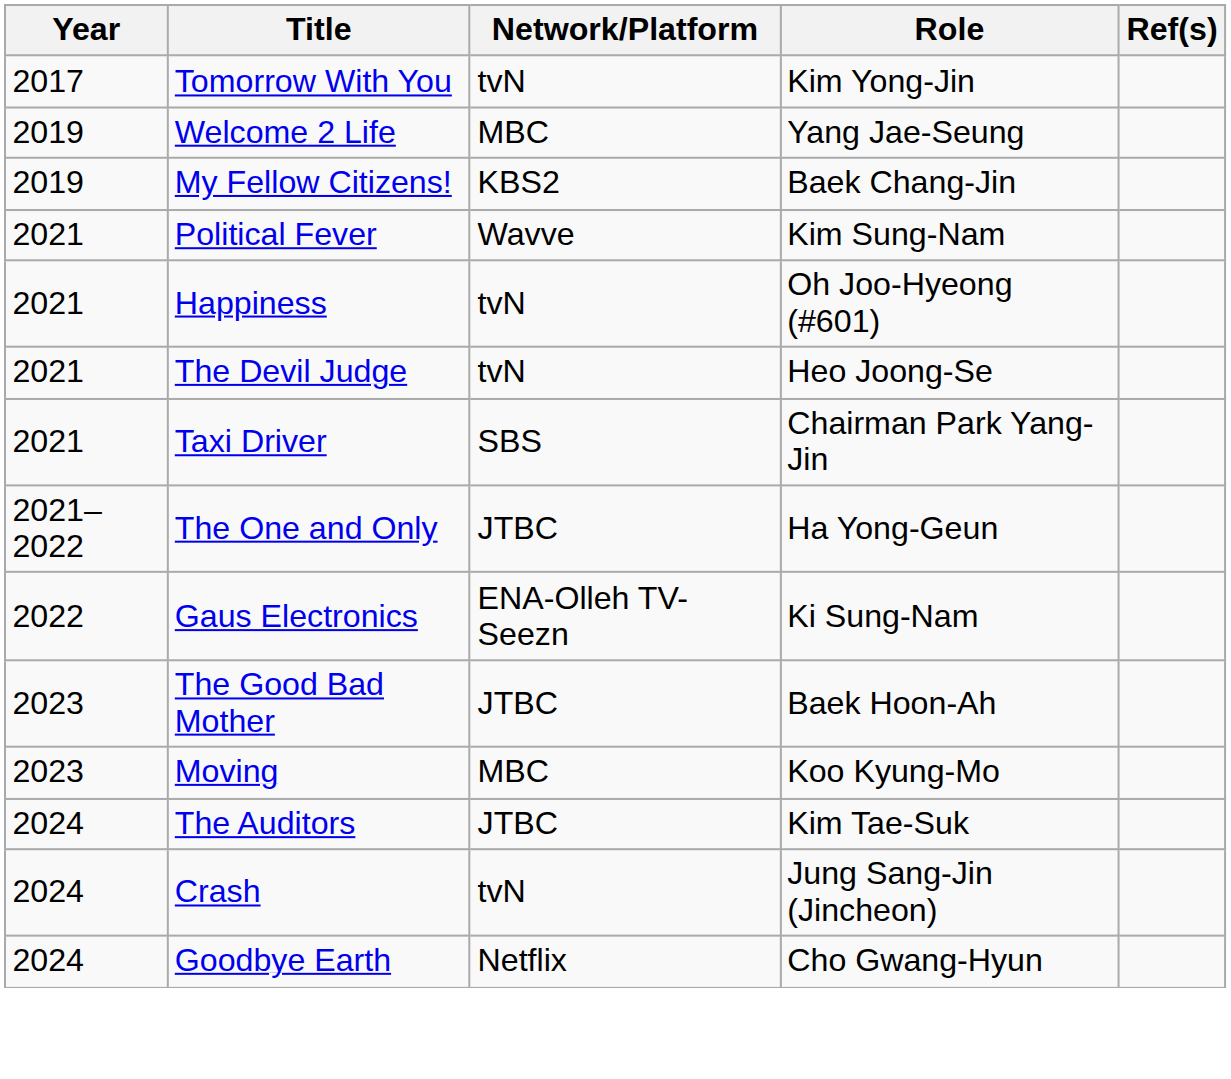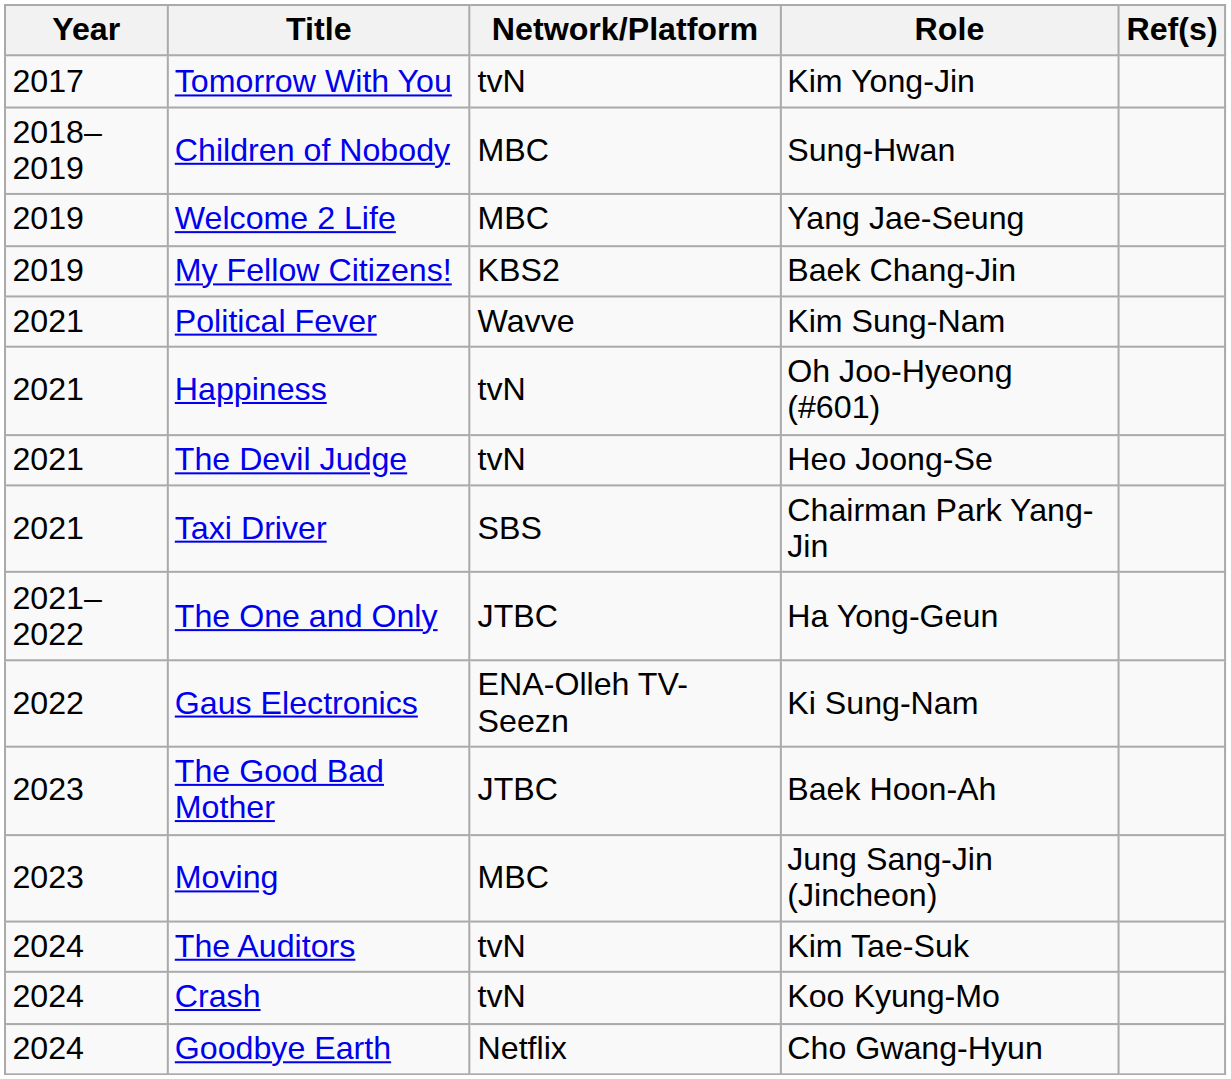+ row: (312, 150)
(894, 771) Koo Kyung-Mo -> (890, 877) Jung Sang-Jin (Jincheon)
(518, 822) JTBC -> (502, 946) tvN
(890, 892) Jung Sang-Jin (Jincheon) -> (894, 997) Koo Kyung-Mo
